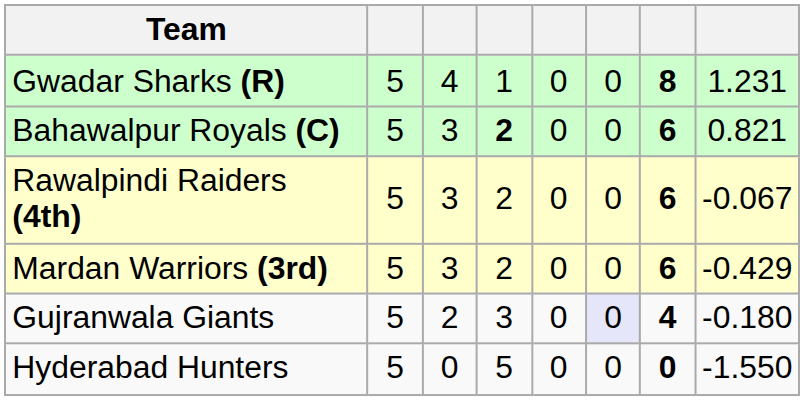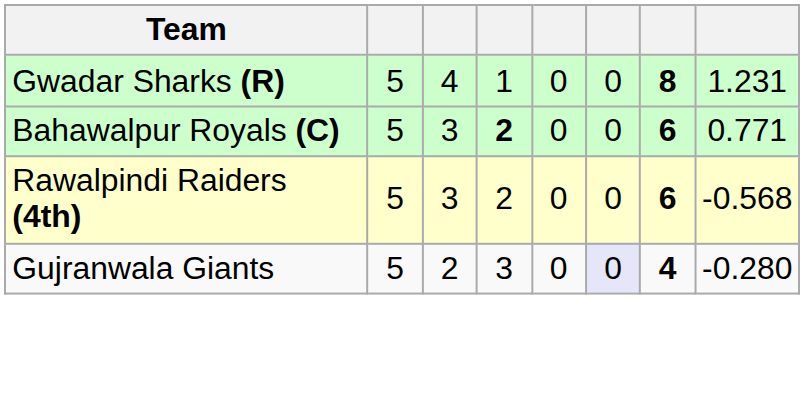(747, 130) 0.821 -> (747, 130) 0.771
(747, 199) -0.067 -> (747, 199) -0.568
- row: (170, 267)
(747, 318) -0.180 -> (747, 267) -0.280
- row: (150, 368)
